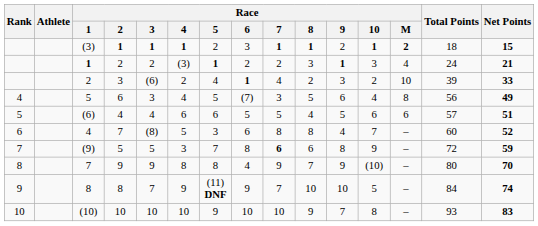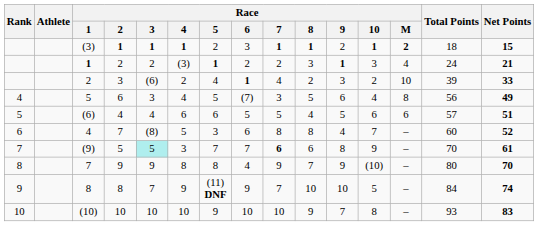(152, 149) no background -> (152, 149) paleturquoise background
(247, 149) 8 -> (247, 149) 7
(452, 149) 72 -> (452, 149) 70
(508, 149) 59 -> (508, 149) 61
